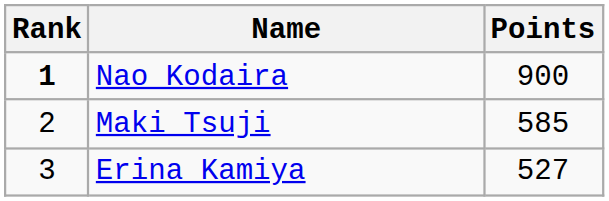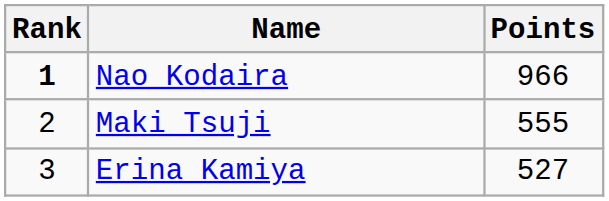(543, 76) 900 -> (543, 76) 966
(543, 124) 585 -> (543, 124) 555
